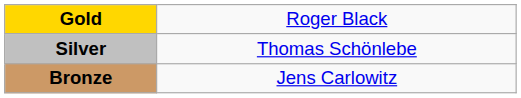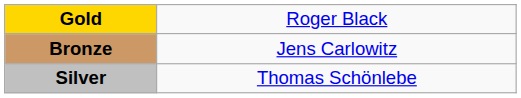rows swapped: (81, 48) <-> (81, 78)
